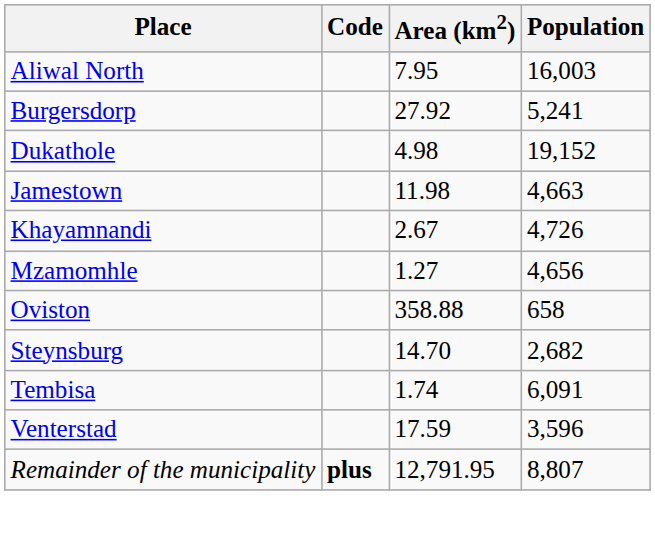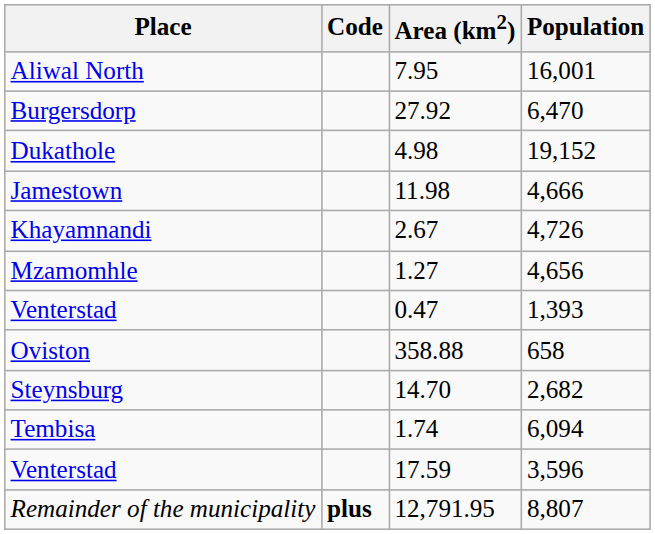(561, 71) 16,003 -> (561, 71) 16,001
(555, 110) 5,241 -> (555, 110) 6,470
(555, 190) 4,663 -> (555, 190) 4,666
+ row: (64, 310)
(555, 389) 6,091 -> (555, 429) 6,094
